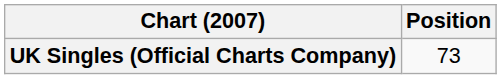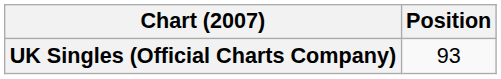(449, 55) 73 -> (449, 55) 93
